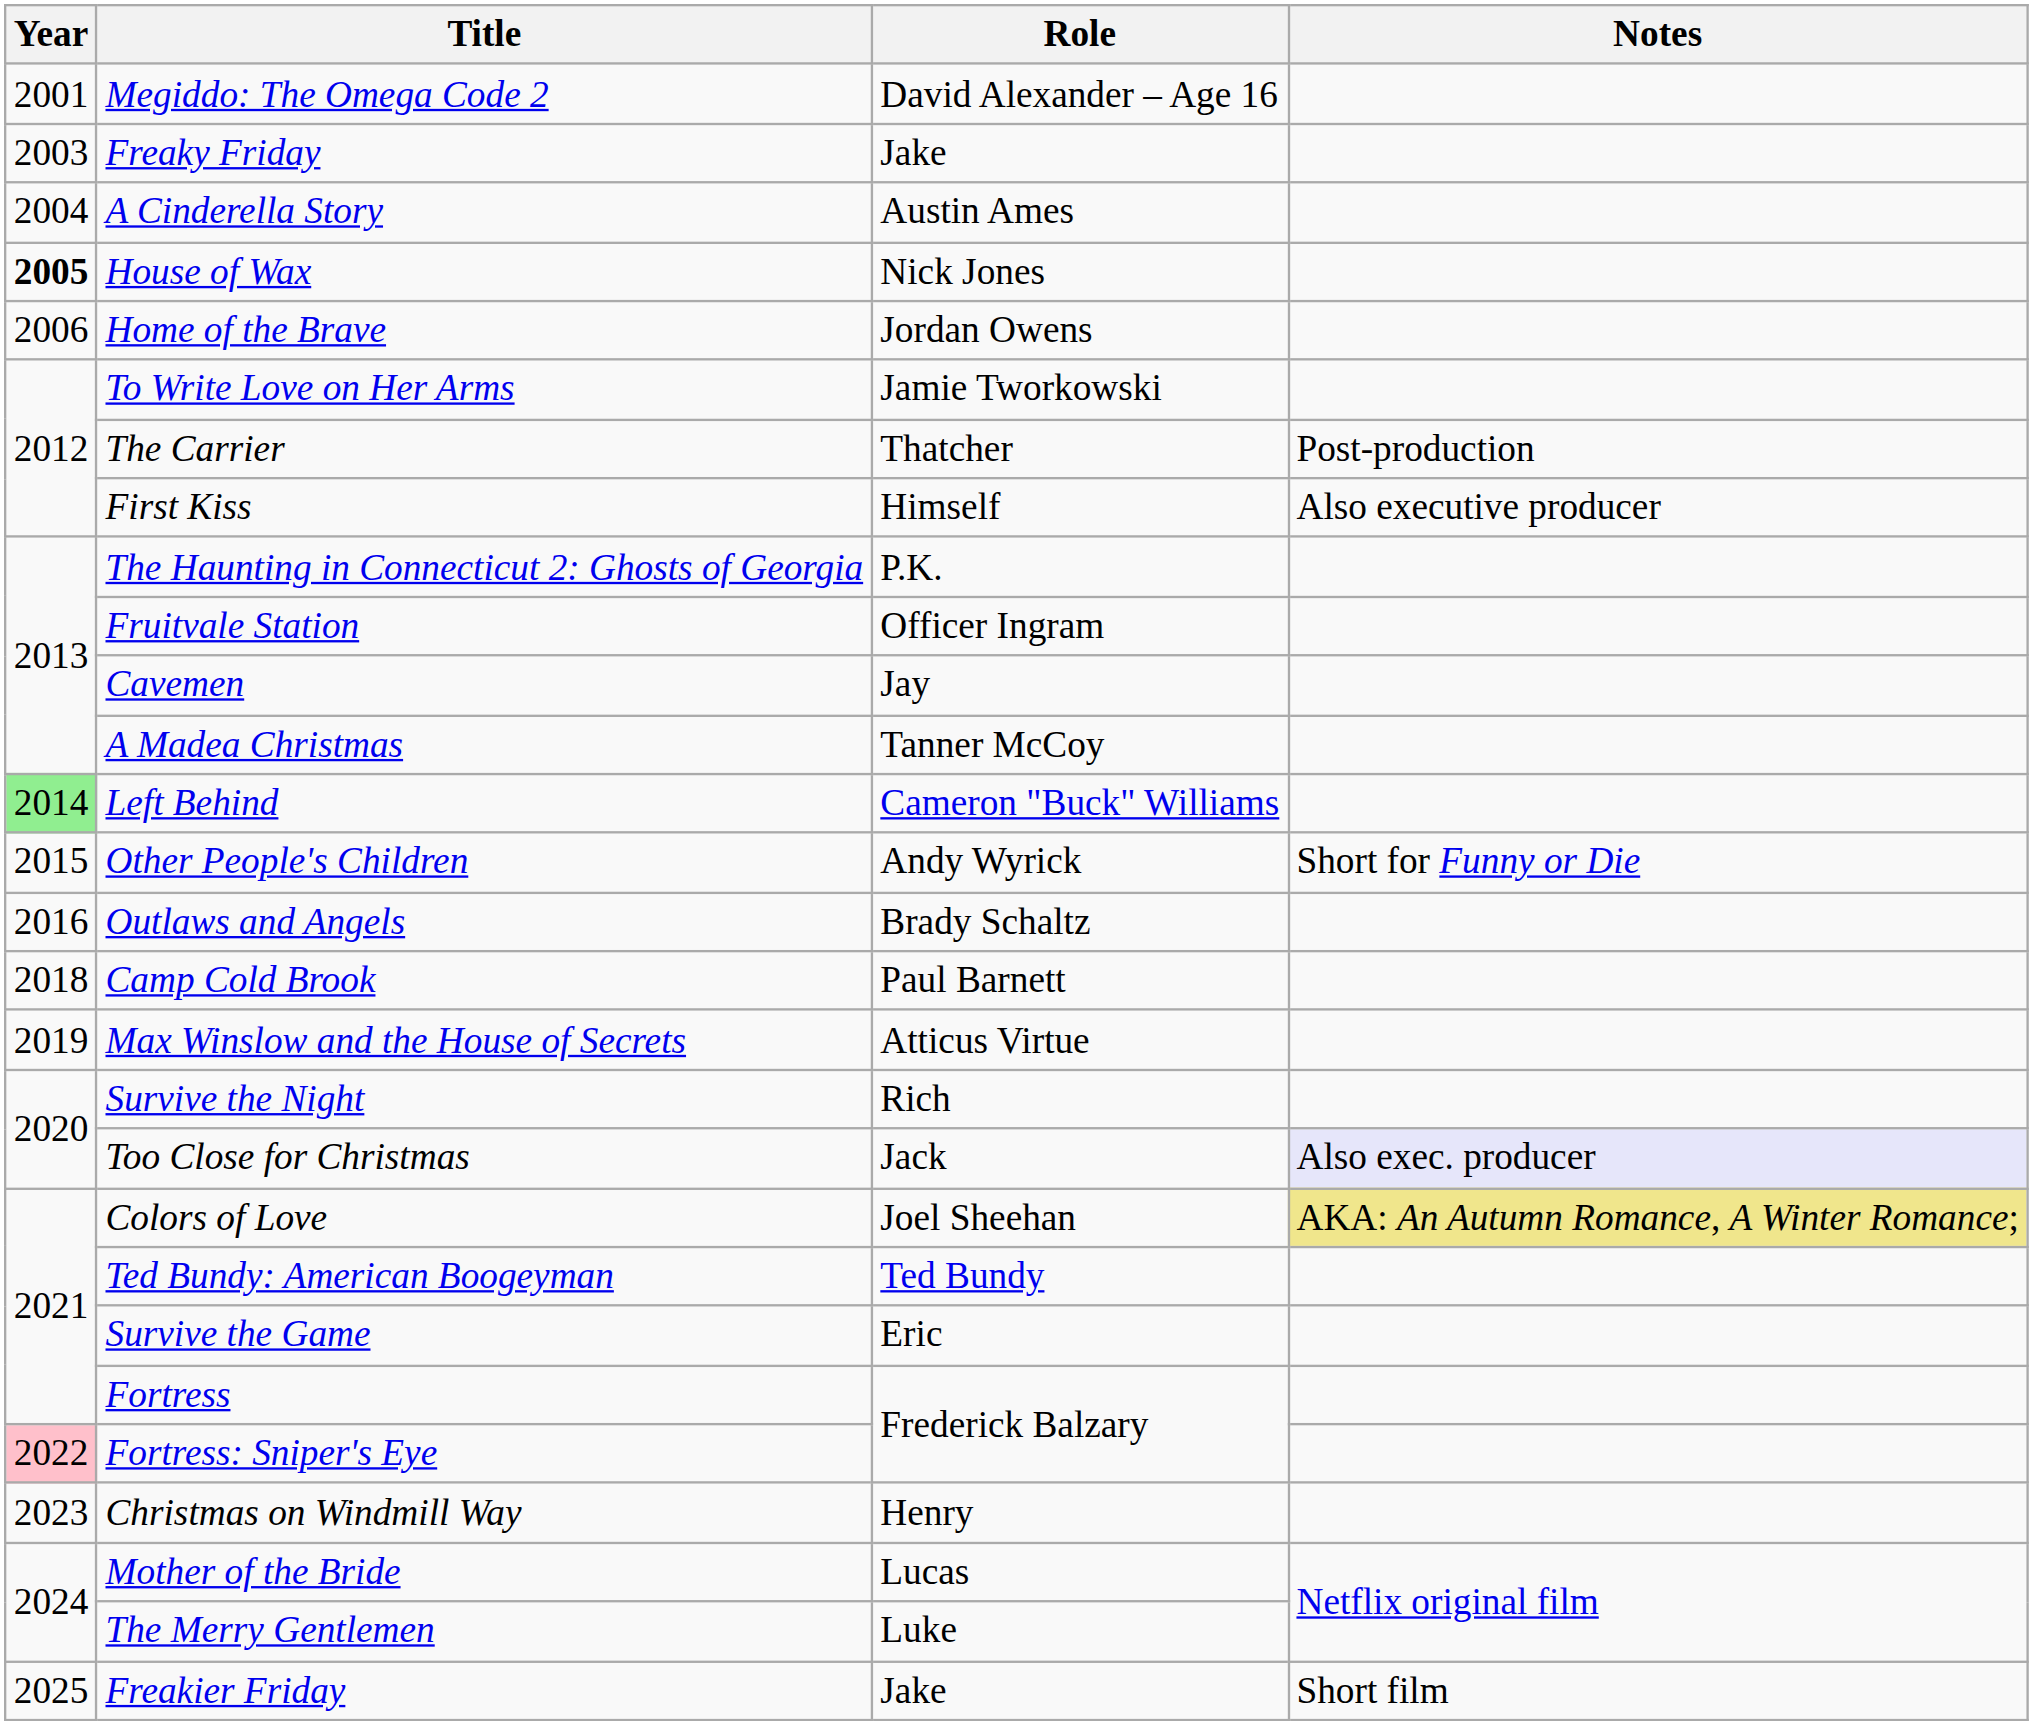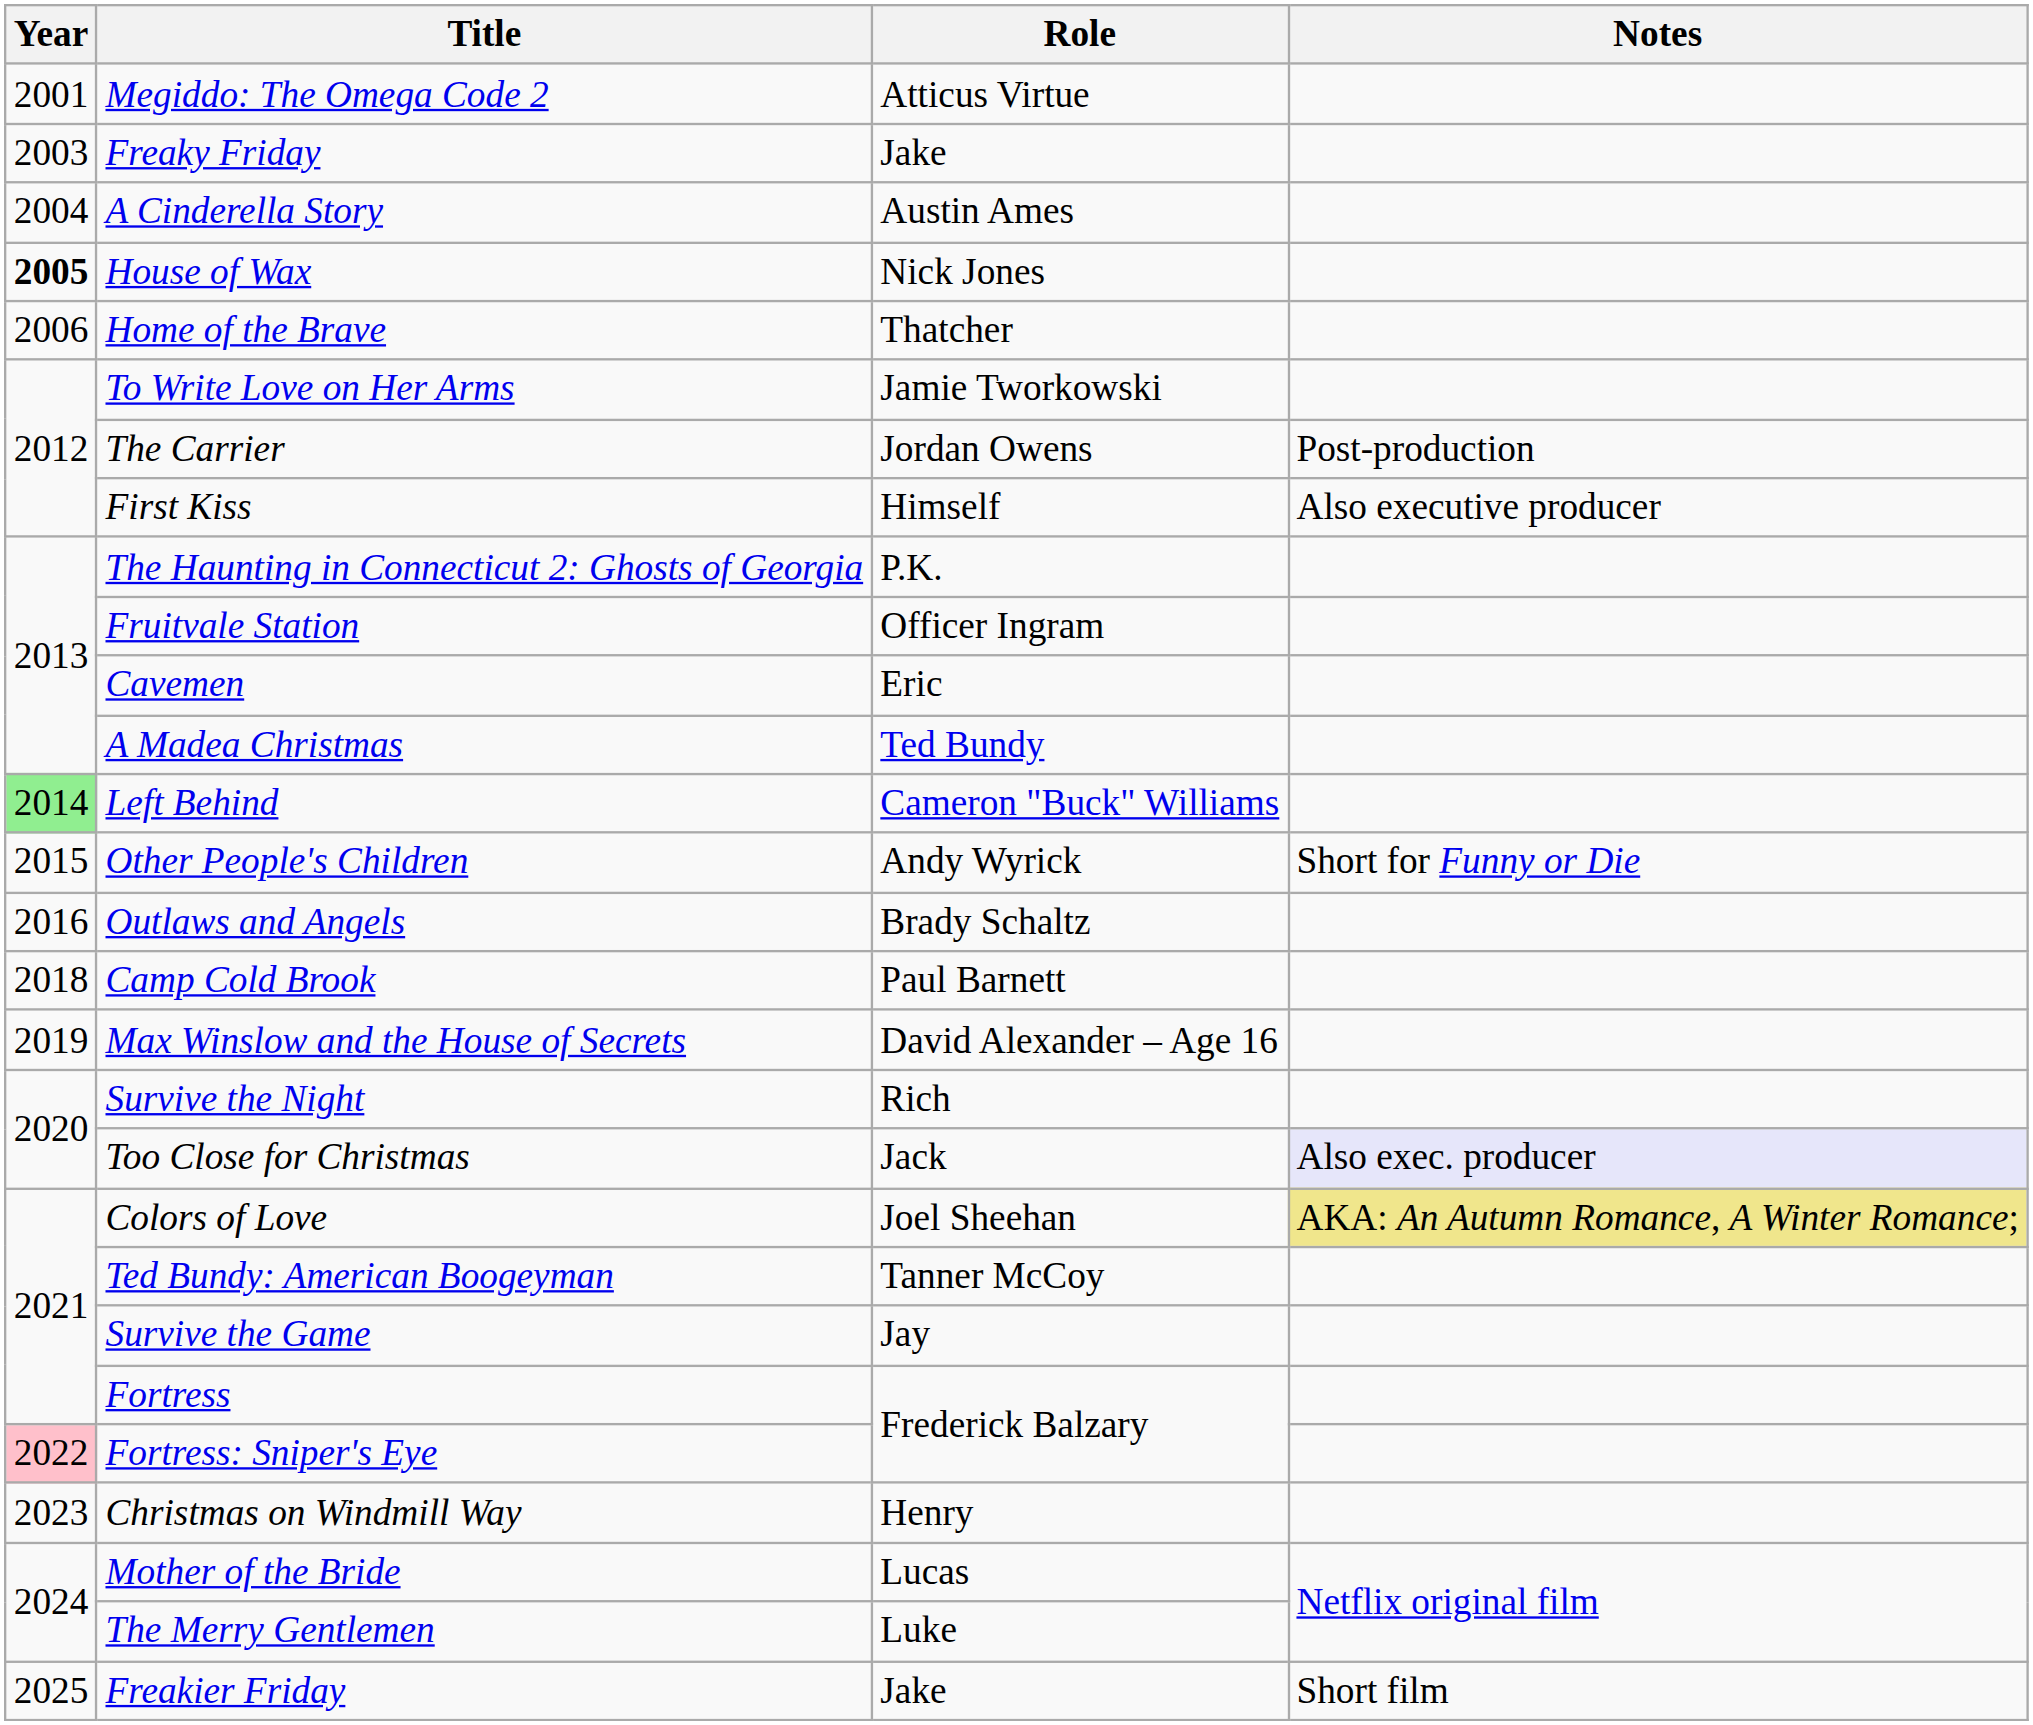(1079, 93) David Alexander – Age 16 -> (985, 93) Atticus Virtue
(986, 329) Jordan Owens -> (947, 329) Thatcher
(947, 447) Thatcher -> (986, 447) Jordan Owens
(905, 684) Jay -> (911, 684) Eric
(992, 743) Tanner McCoy -> (962, 743) Ted Bundy
(985, 1039) Atticus Virtue -> (1079, 1039) David Alexander – Age 16
(962, 1275) Ted Bundy -> (992, 1275) Tanner McCoy
(911, 1334) Eric -> (905, 1334) Jay
